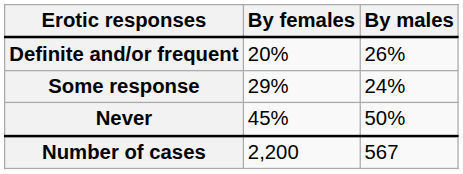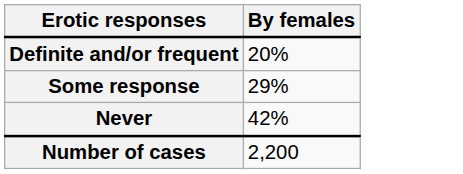- column: (409, 20)
(268, 118) 45% -> (268, 118) 42%
